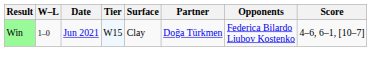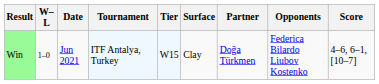+ column: (123, 17)
